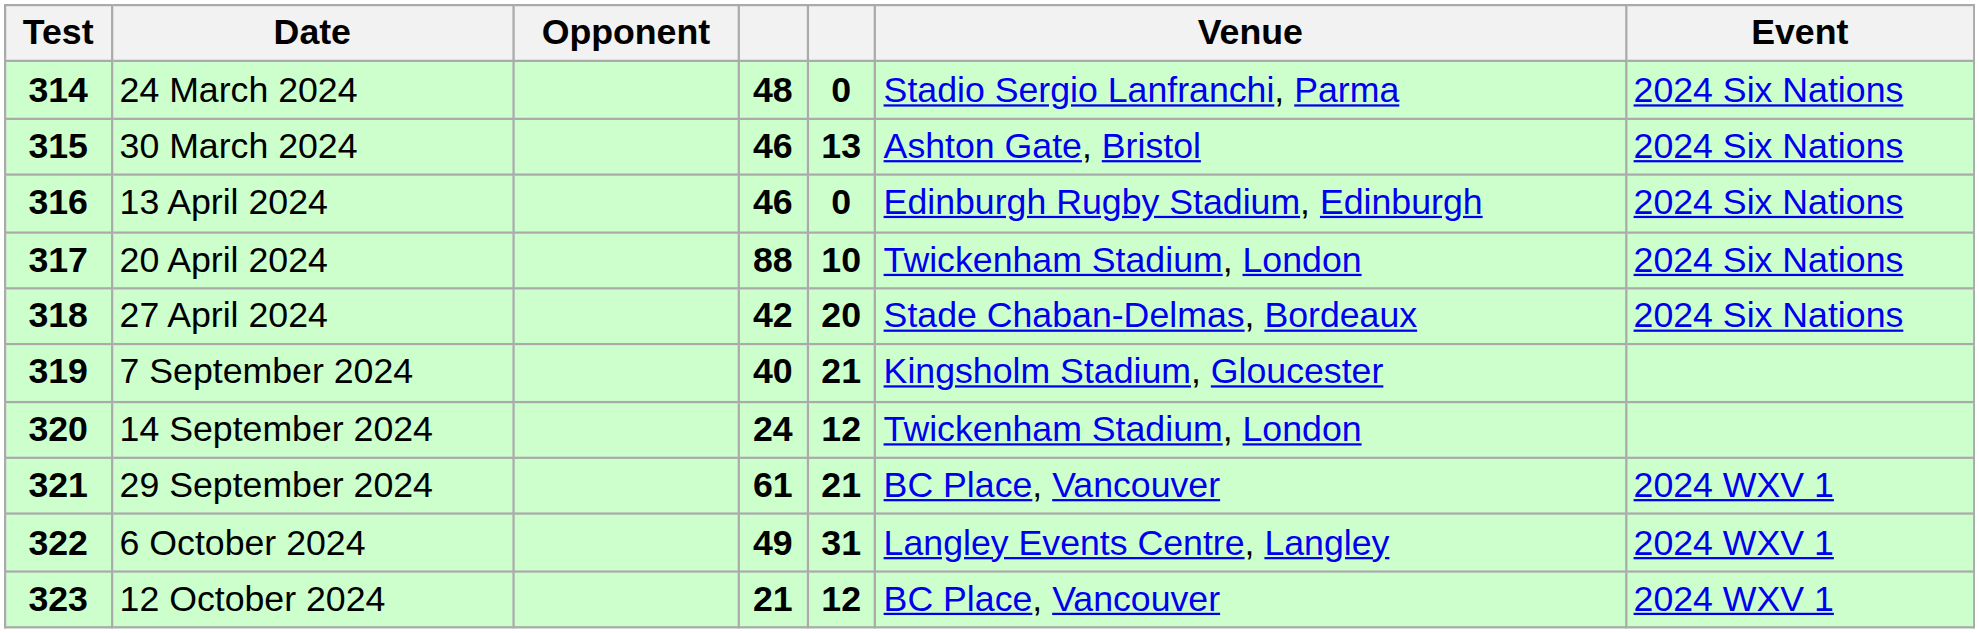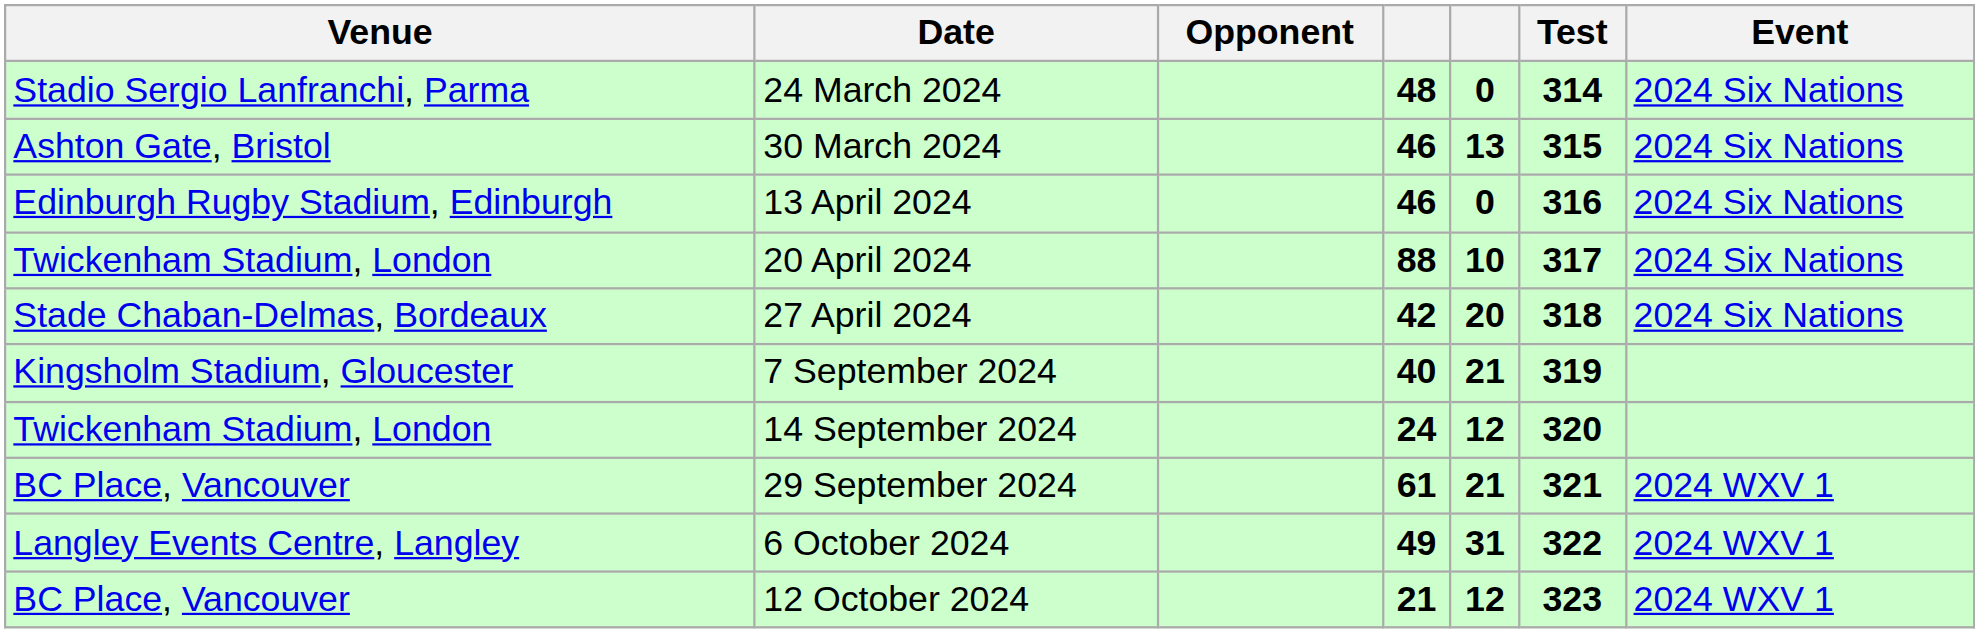columns swapped: (58, 32) <-> (1250, 32)
